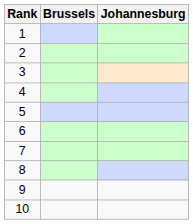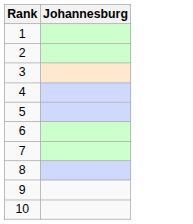- column: (69, 14)
